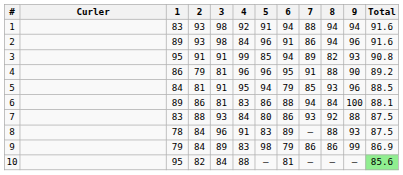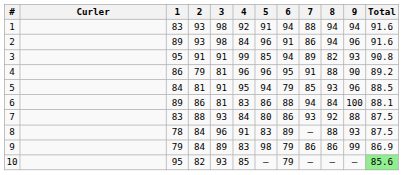(222, 162) 84 -> (222, 162) 93
(244, 162) 88 -> (244, 162) 85
(288, 162) 81 -> (288, 162) 79
